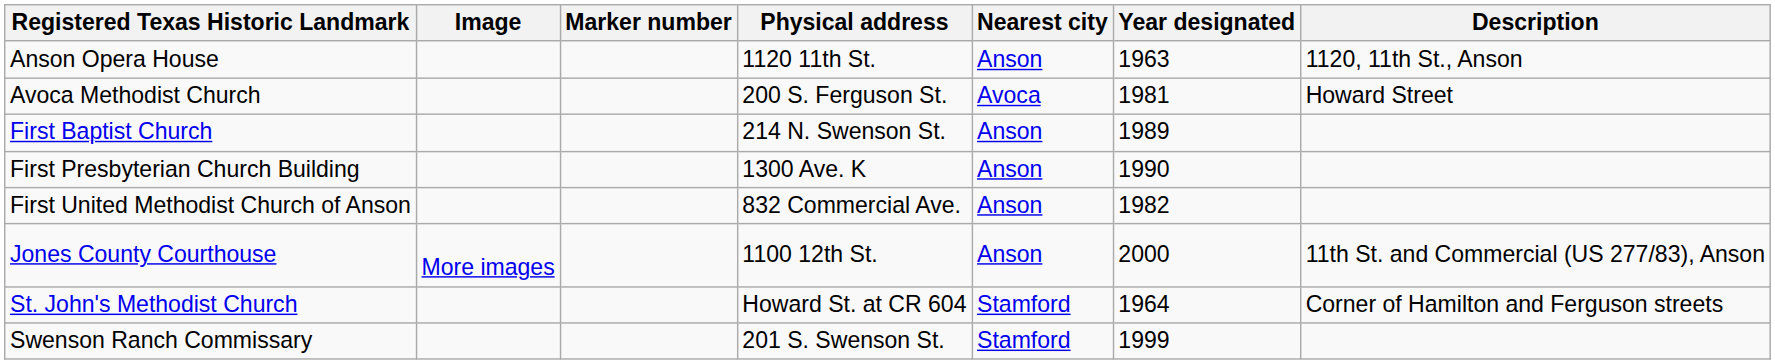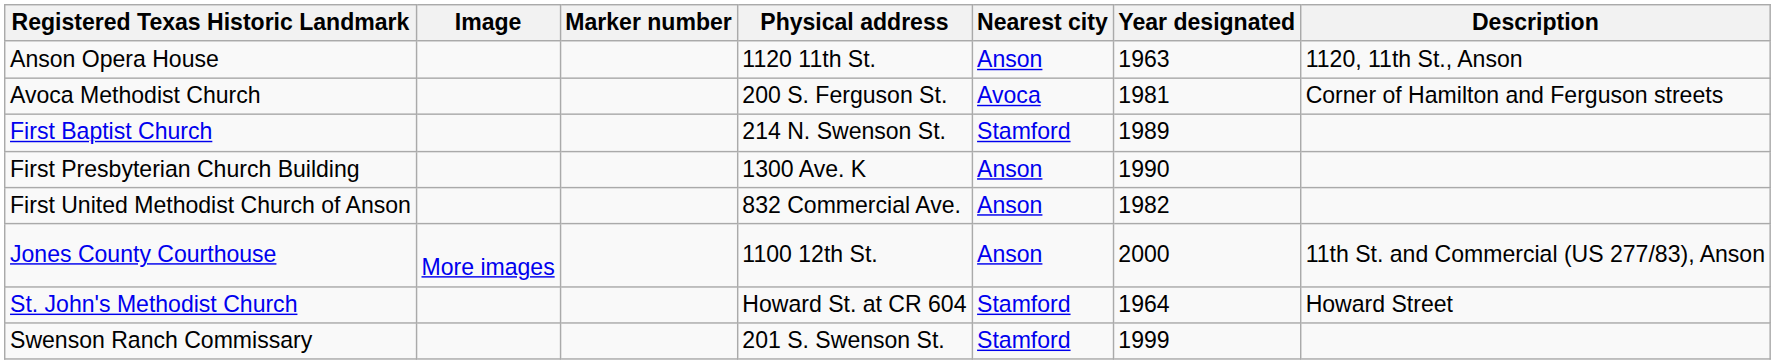(1379, 95) Howard Street -> (1514, 95) Corner of Hamilton and Ferguson streets
(1010, 132) Anson -> (1024, 132) Stamford
(1514, 304) Corner of Hamilton and Ferguson streets -> (1379, 304) Howard Street
